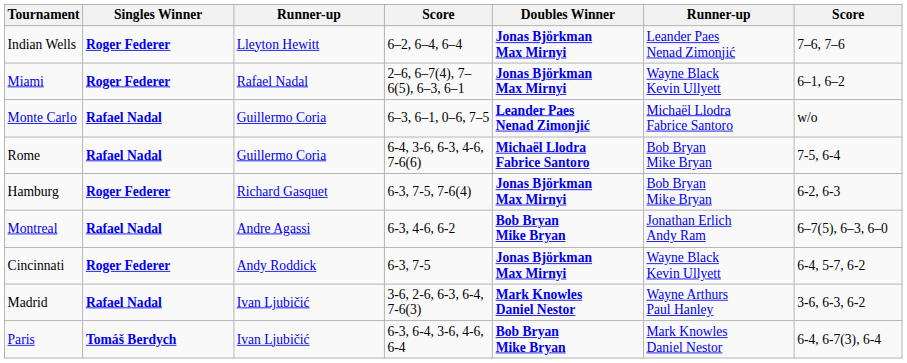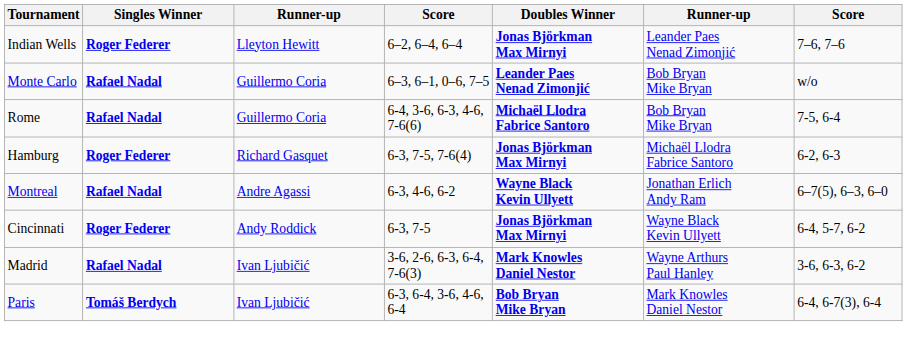- row: (26, 81)
(690, 118) Michaël Llodra Fabrice Santoro -> (679, 81) Bob Bryan Mike Bryan
(679, 191) Bob Bryan Mike Bryan -> (690, 155) Michaël Llodra Fabrice Santoro
(531, 228) Bob Bryan Mike Bryan -> (534, 191) Wayne Black Kevin Ullyett
